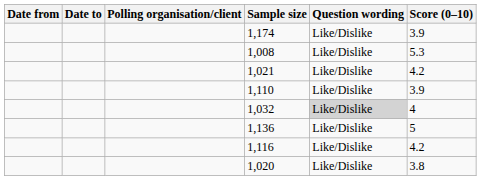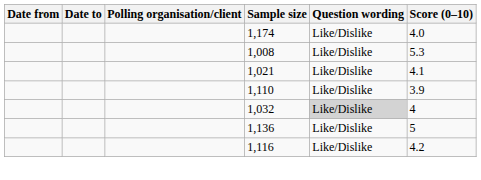(417, 33) 3.9 -> (417, 33) 4.0
(417, 71) 4.2 -> (417, 71) 4.1
- row: (261, 166)
